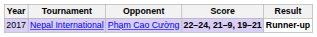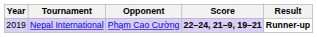(16, 26) 2017 -> (16, 26) 2019
